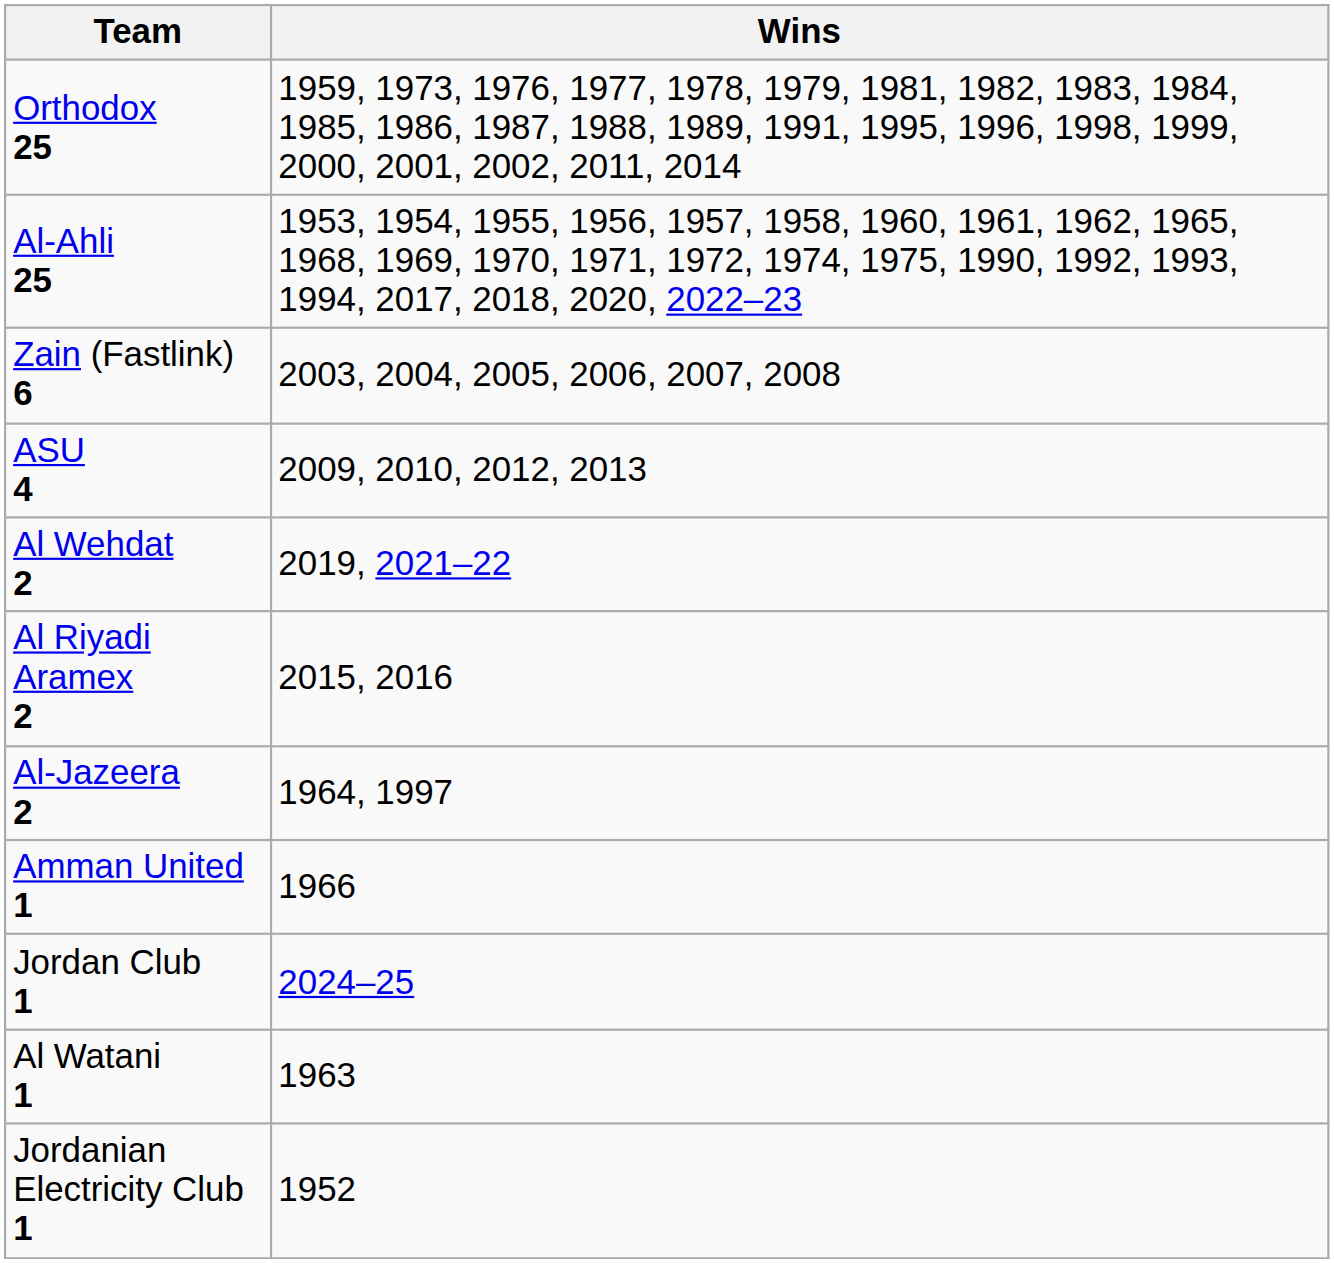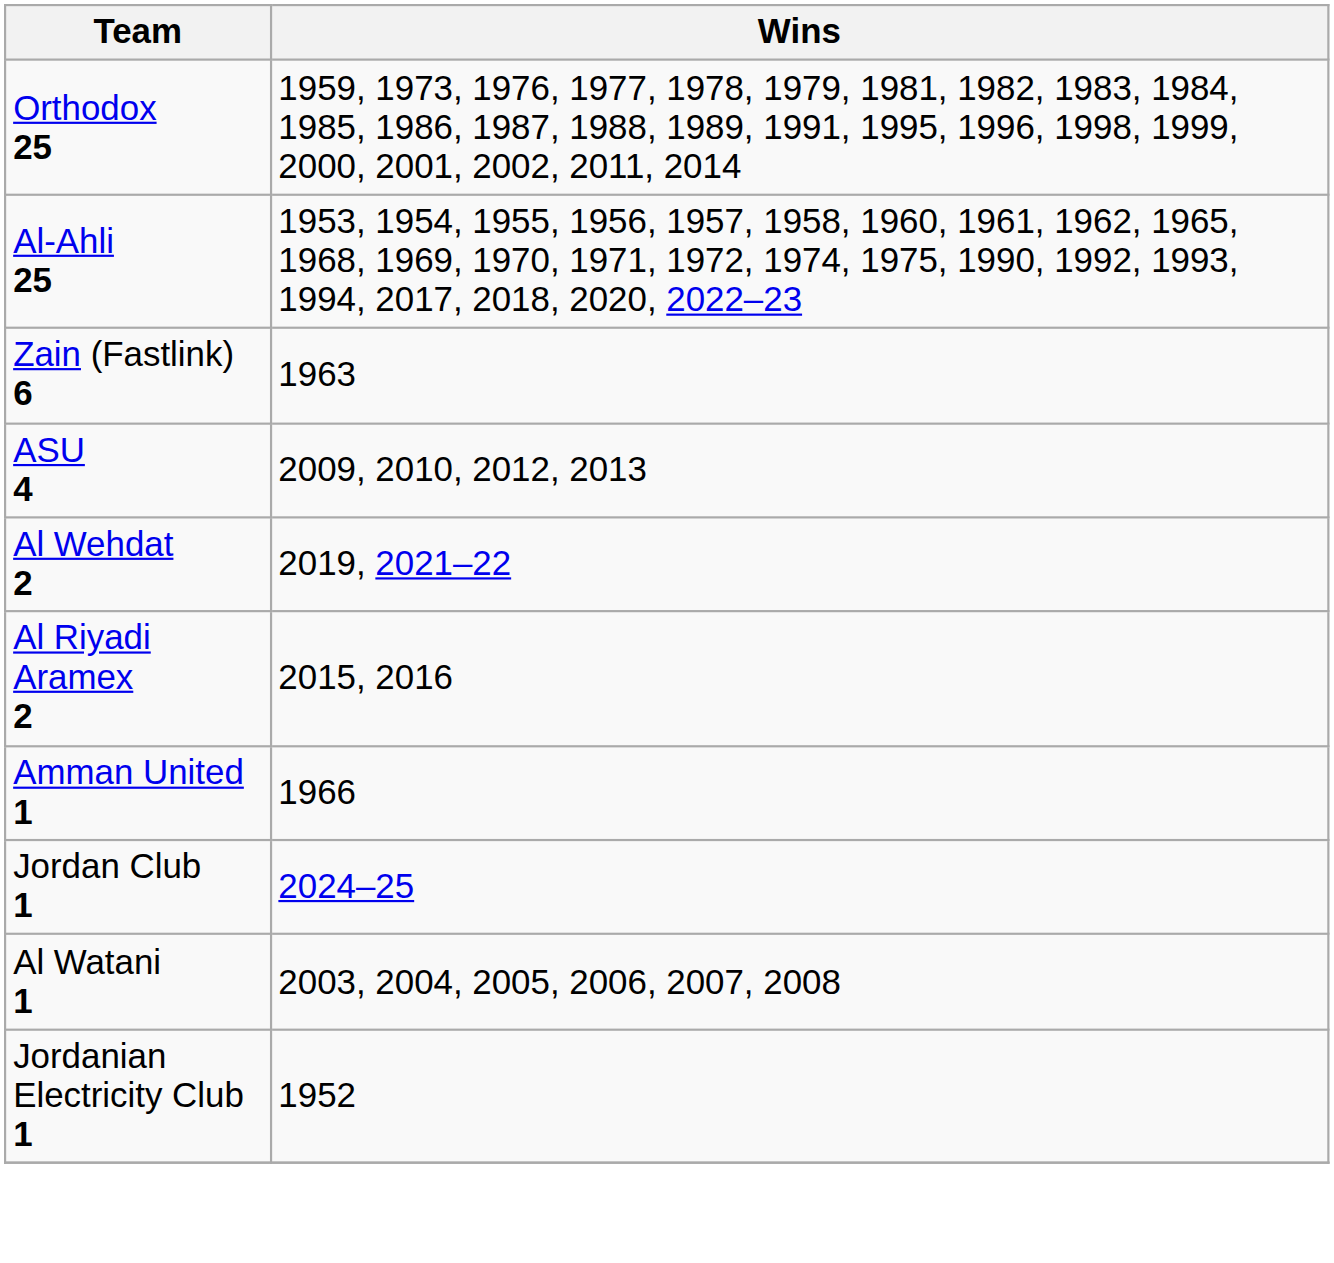(560, 374) 2003, 2004, 2005, 2006, 2007, 2008 -> (317, 374) 1963
- row: (96, 792)
(317, 1075) 1963 -> (560, 981) 2003, 2004, 2005, 2006, 2007, 2008
